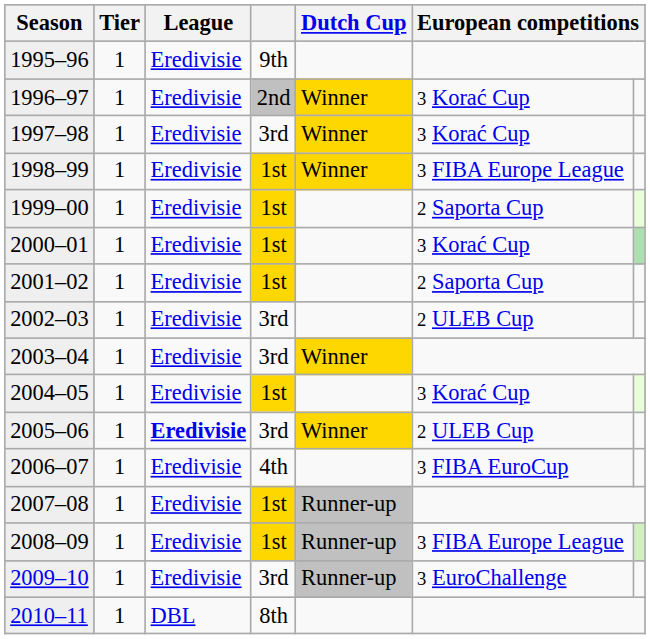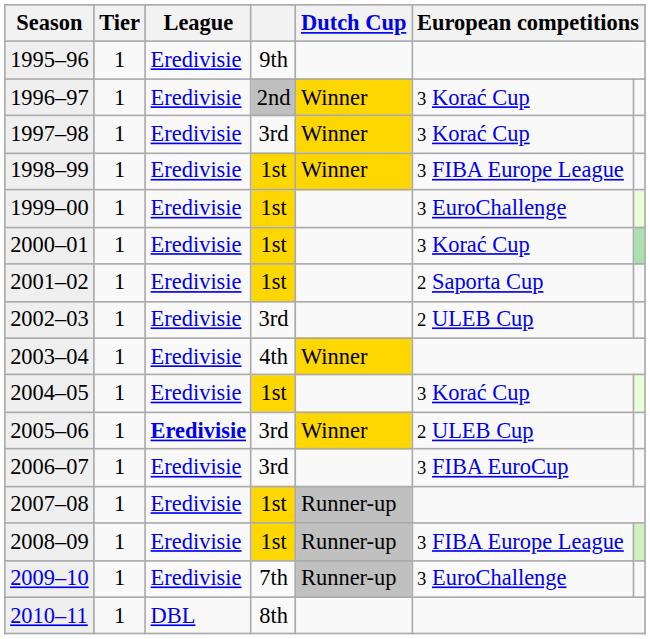(480, 207) 2 Saporta Cup -> (492, 207) 3 EuroChallenge
(274, 355) 3rd -> (274, 355) 4th
(274, 466) 4th -> (274, 466) 3rd
(274, 577) 3rd -> (274, 577) 7th
